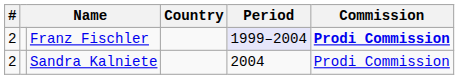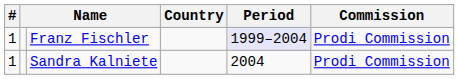(12, 39) 2 -> (12, 39) 1
(382, 39) bold -> (382, 39) normal
(12, 62) 2 -> (12, 62) 1
